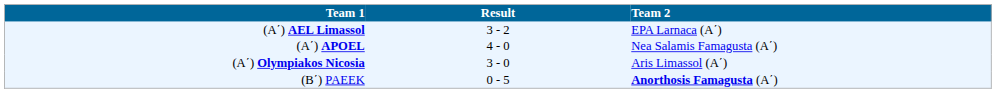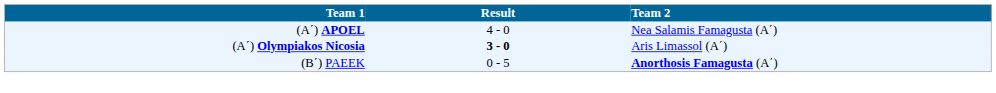- row: (314, 29)
(498, 63) normal -> (498, 46) bold
